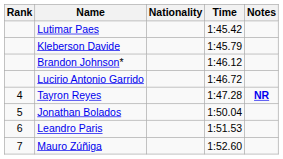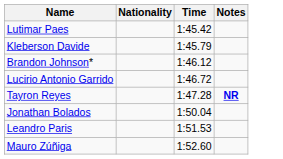- column: (20, 13)
